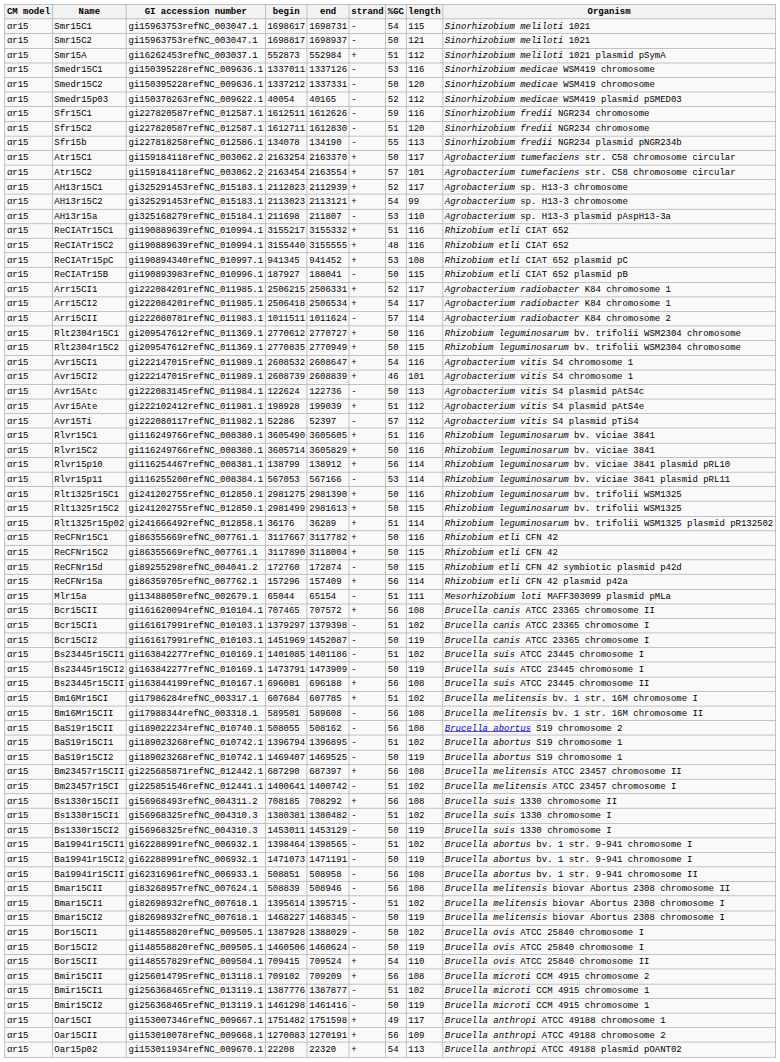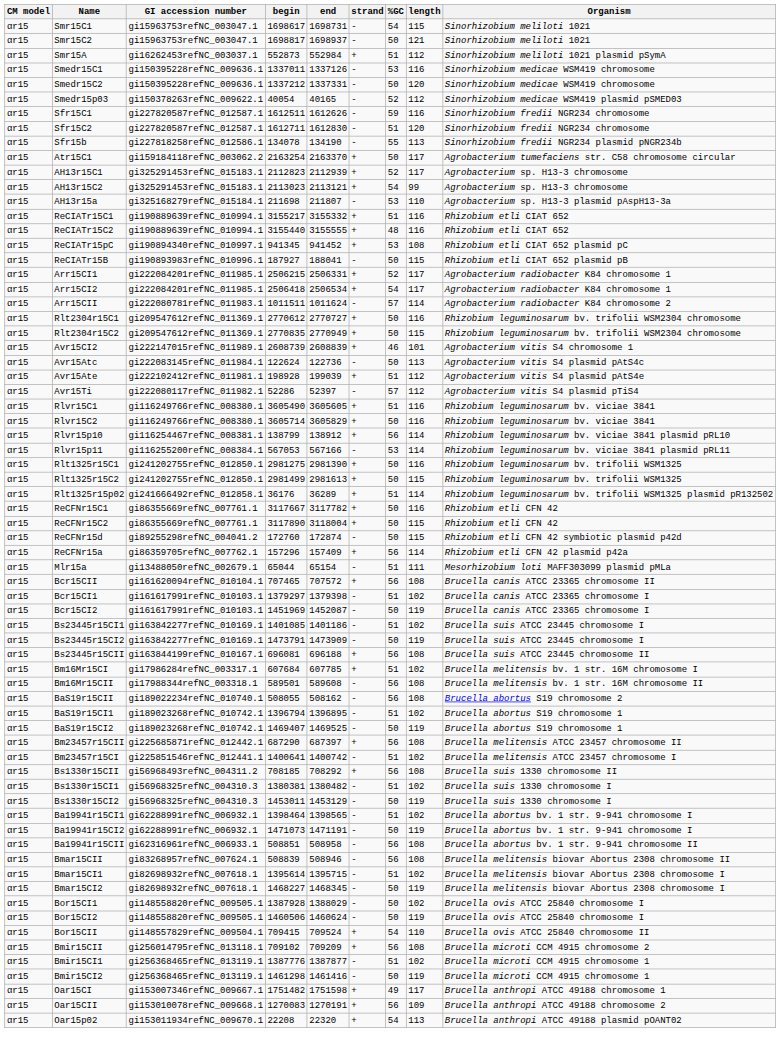- row: (73, 172)
- row: (76, 363)
